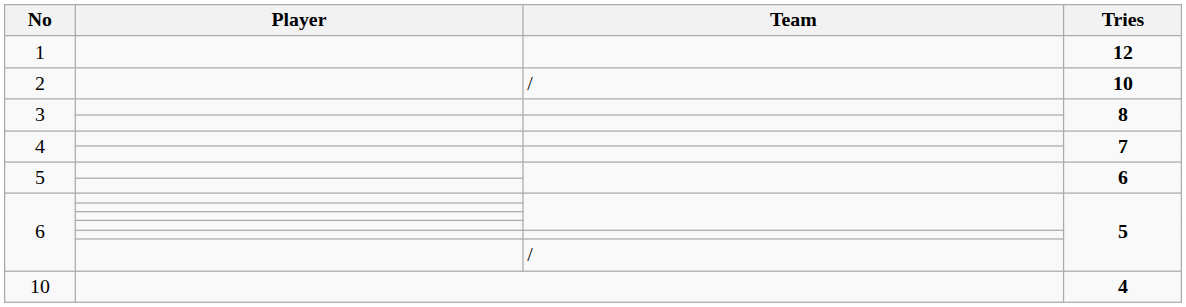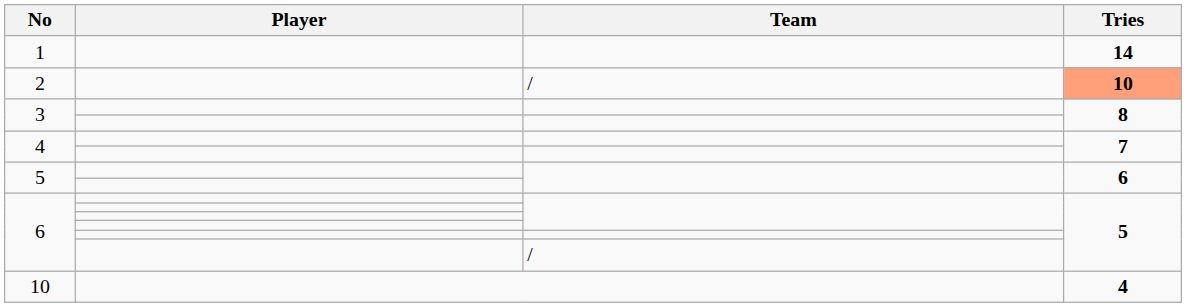(1123, 51) 12 -> (1123, 51) 14
(1123, 83) no background -> (1123, 83) lightsalmon background
